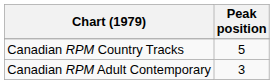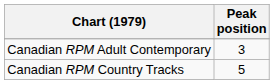rows swapped: (96, 49) <-> (109, 69)
